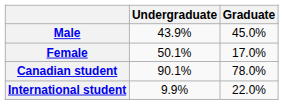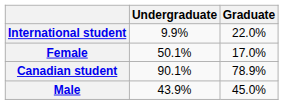rows swapped: (67, 34) <-> (67, 90)
(249, 71) 78.0% -> (249, 71) 78.9%
